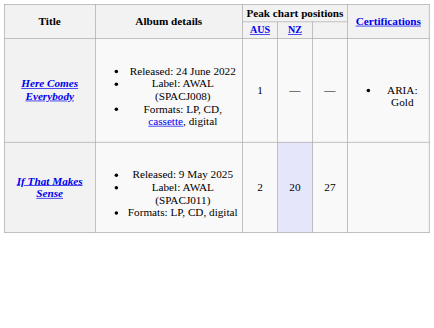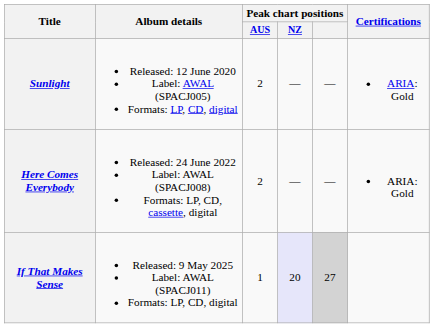+ row: (50, 84)
(260, 90) 1 -> (260, 181) 2
(260, 187) 2 -> (260, 277) 1
(330, 187) no background -> (330, 277) lightgrey background
